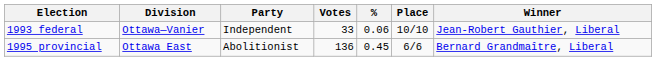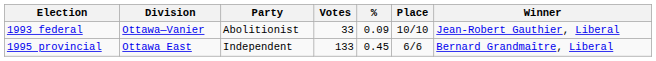(258, 30) Independent -> (261, 30) Abolitionist
(376, 30) 0.06 -> (376, 30) 0.09
(261, 47) Abolitionist -> (258, 47) Independent
(344, 47) 136 -> (344, 47) 133
